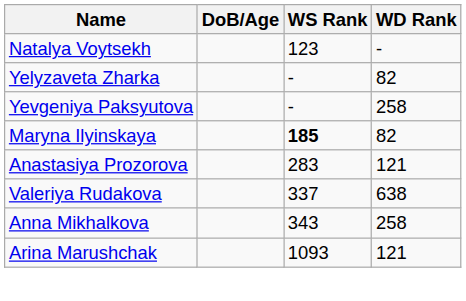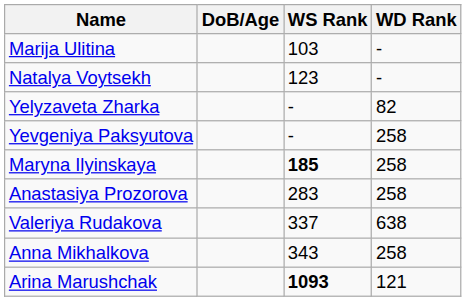+ row: (62, 48)
(386, 136) 82 -> (391, 165) 258
(391, 165) 121 -> (391, 194) 258
(308, 252) normal -> (308, 281) bold
